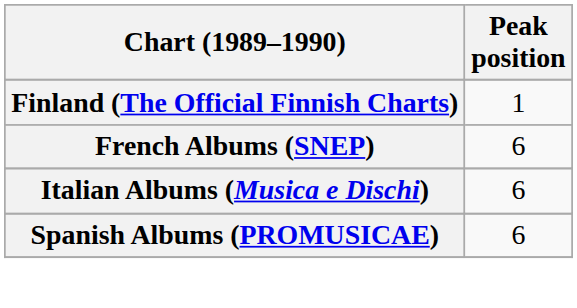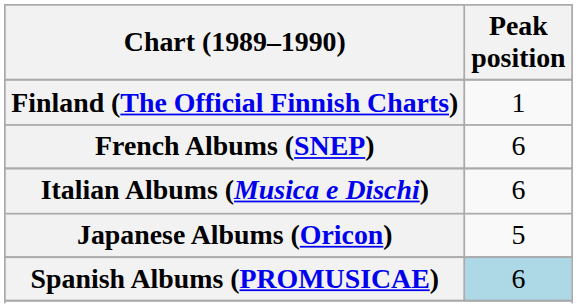+ row: (235, 234)
(518, 234) no background -> (518, 278) lightblue background
